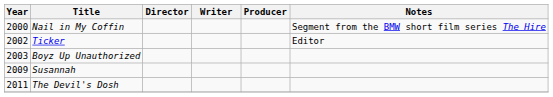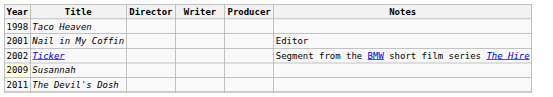+ row: (62, 26)
(17, 26) 2000 -> (17, 41) 2001
(419, 26) Segment from the BMW short film series The Hire -> (292, 41) Editor
(308, 41) Editor -> (403, 56) Segment from the BMW short film series The Hire
- row: (86, 56)
(17, 70) no background -> (17, 70) lightyellow background
